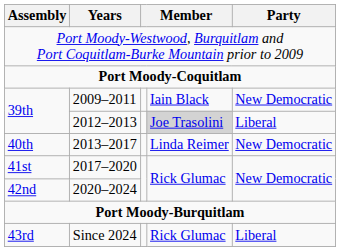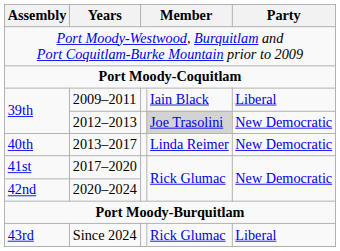(284, 99) New Democratic -> (256, 99) Liberal
(256, 122) Liberal -> (284, 122) New Democratic
